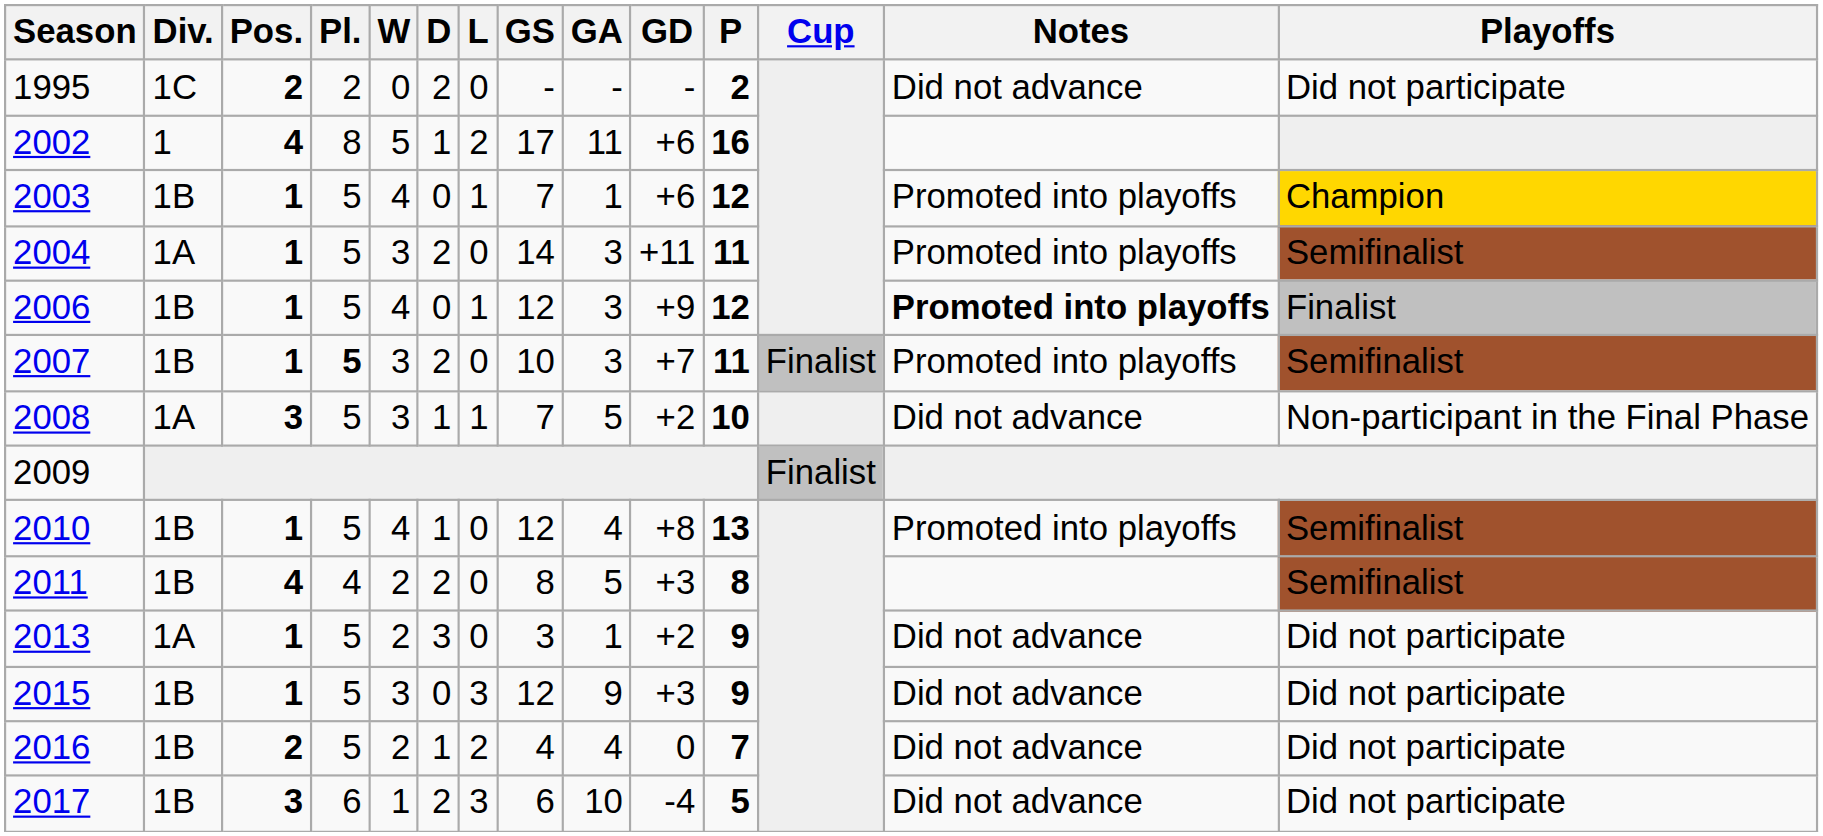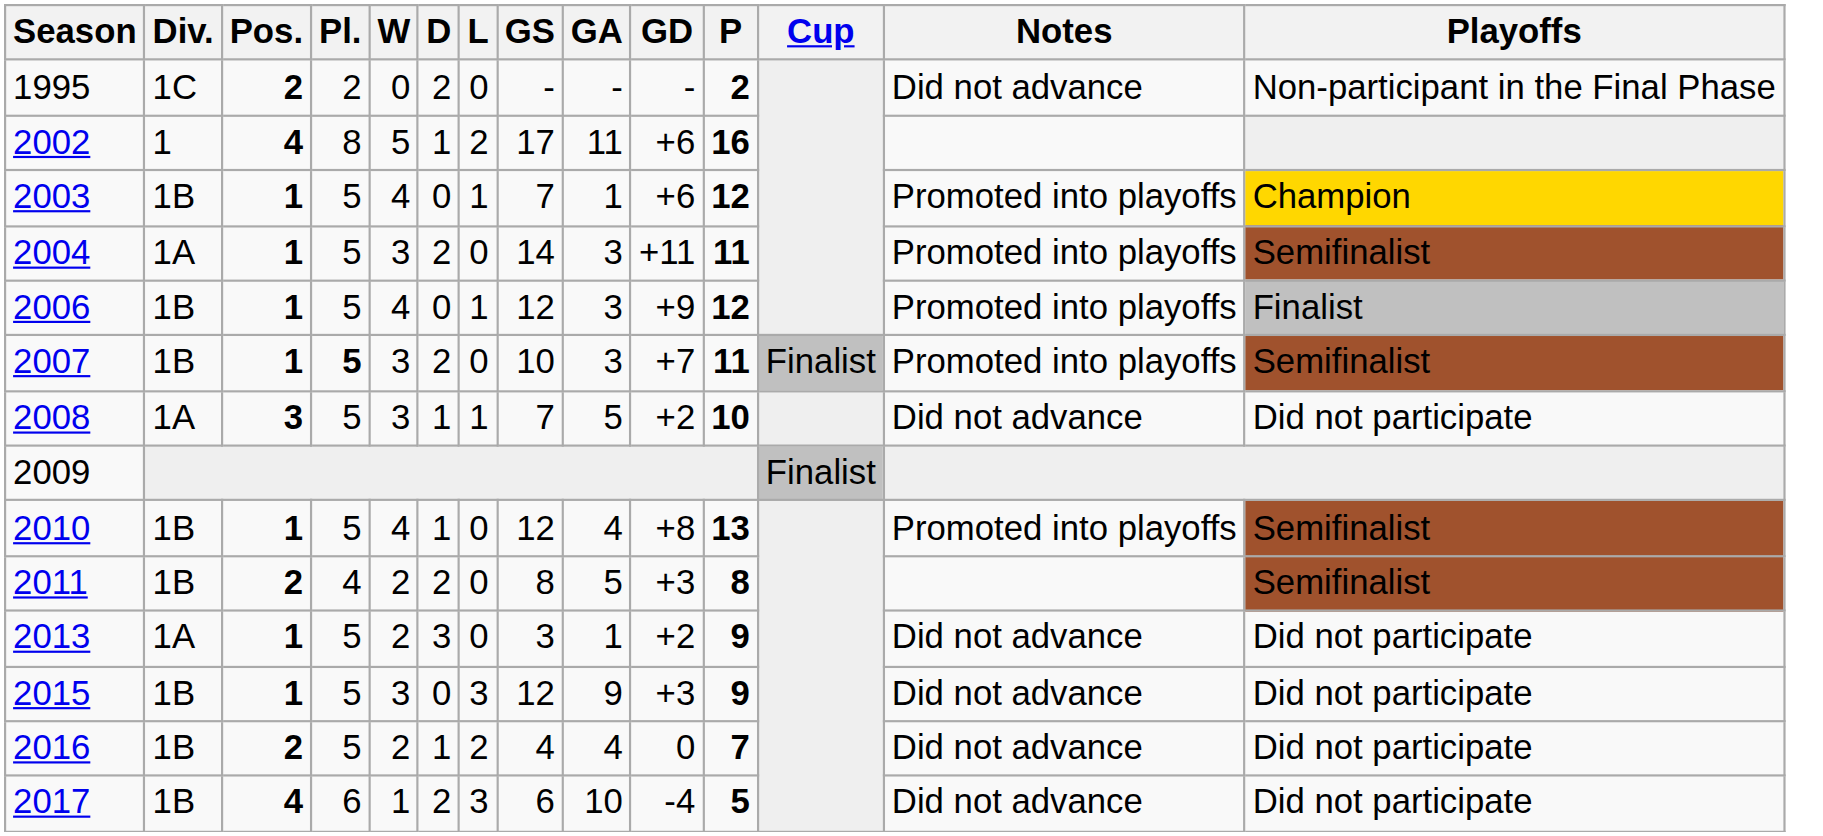(1426, 87) Did not participate -> (1514, 87) Non-participant in the Final Phase
(1081, 307) bold -> (1064, 307) normal
(1547, 417) Non-participant in the Final Phase -> (1393, 417) Did not participate
(293, 582) 4 -> (293, 582) 2
(293, 802) 3 -> (293, 802) 4
